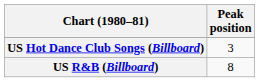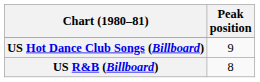(231, 47) 3 -> (231, 47) 9
